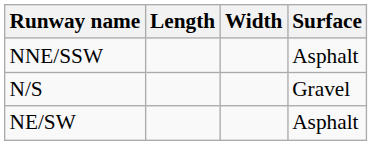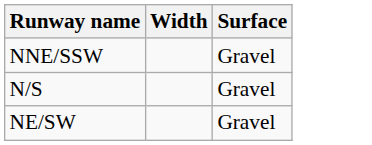- column: (183, 21)
(325, 55) Asphalt -> (246, 55) Gravel
(325, 122) Asphalt -> (246, 122) Gravel
